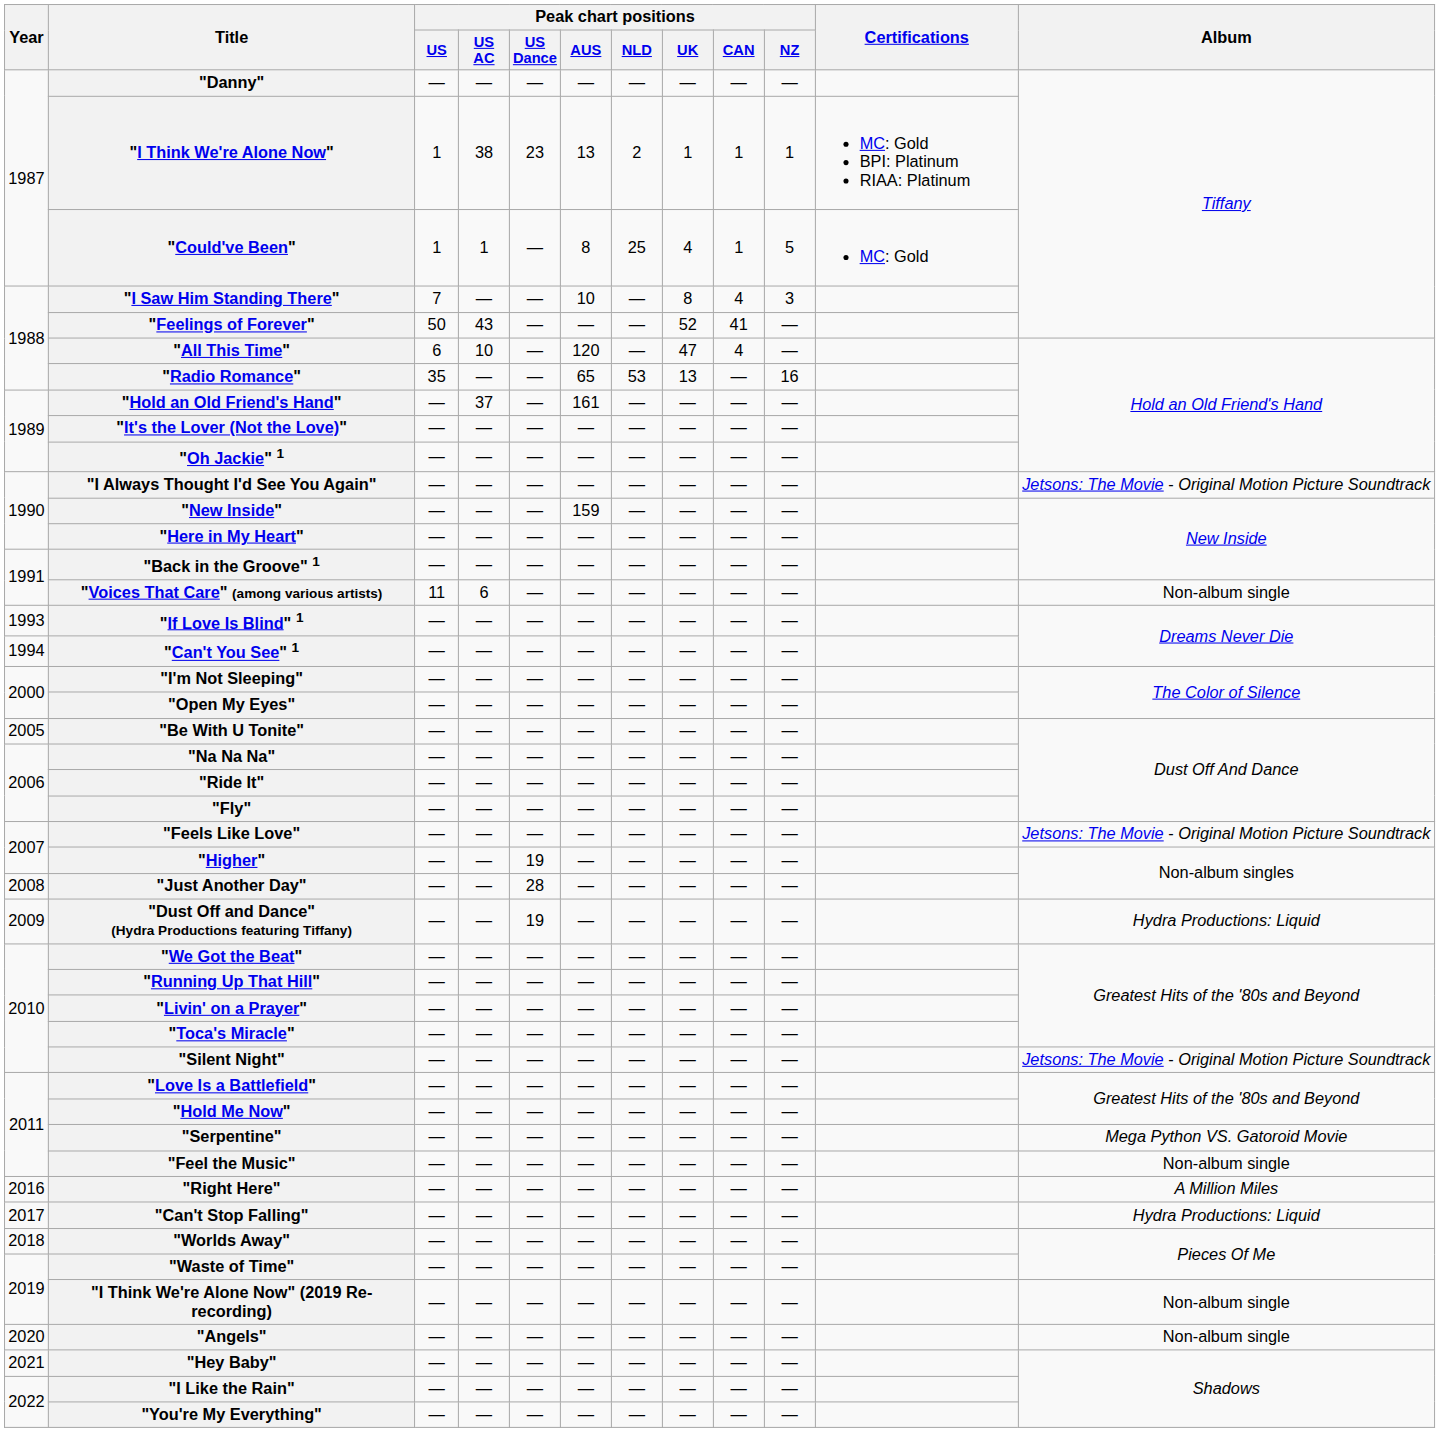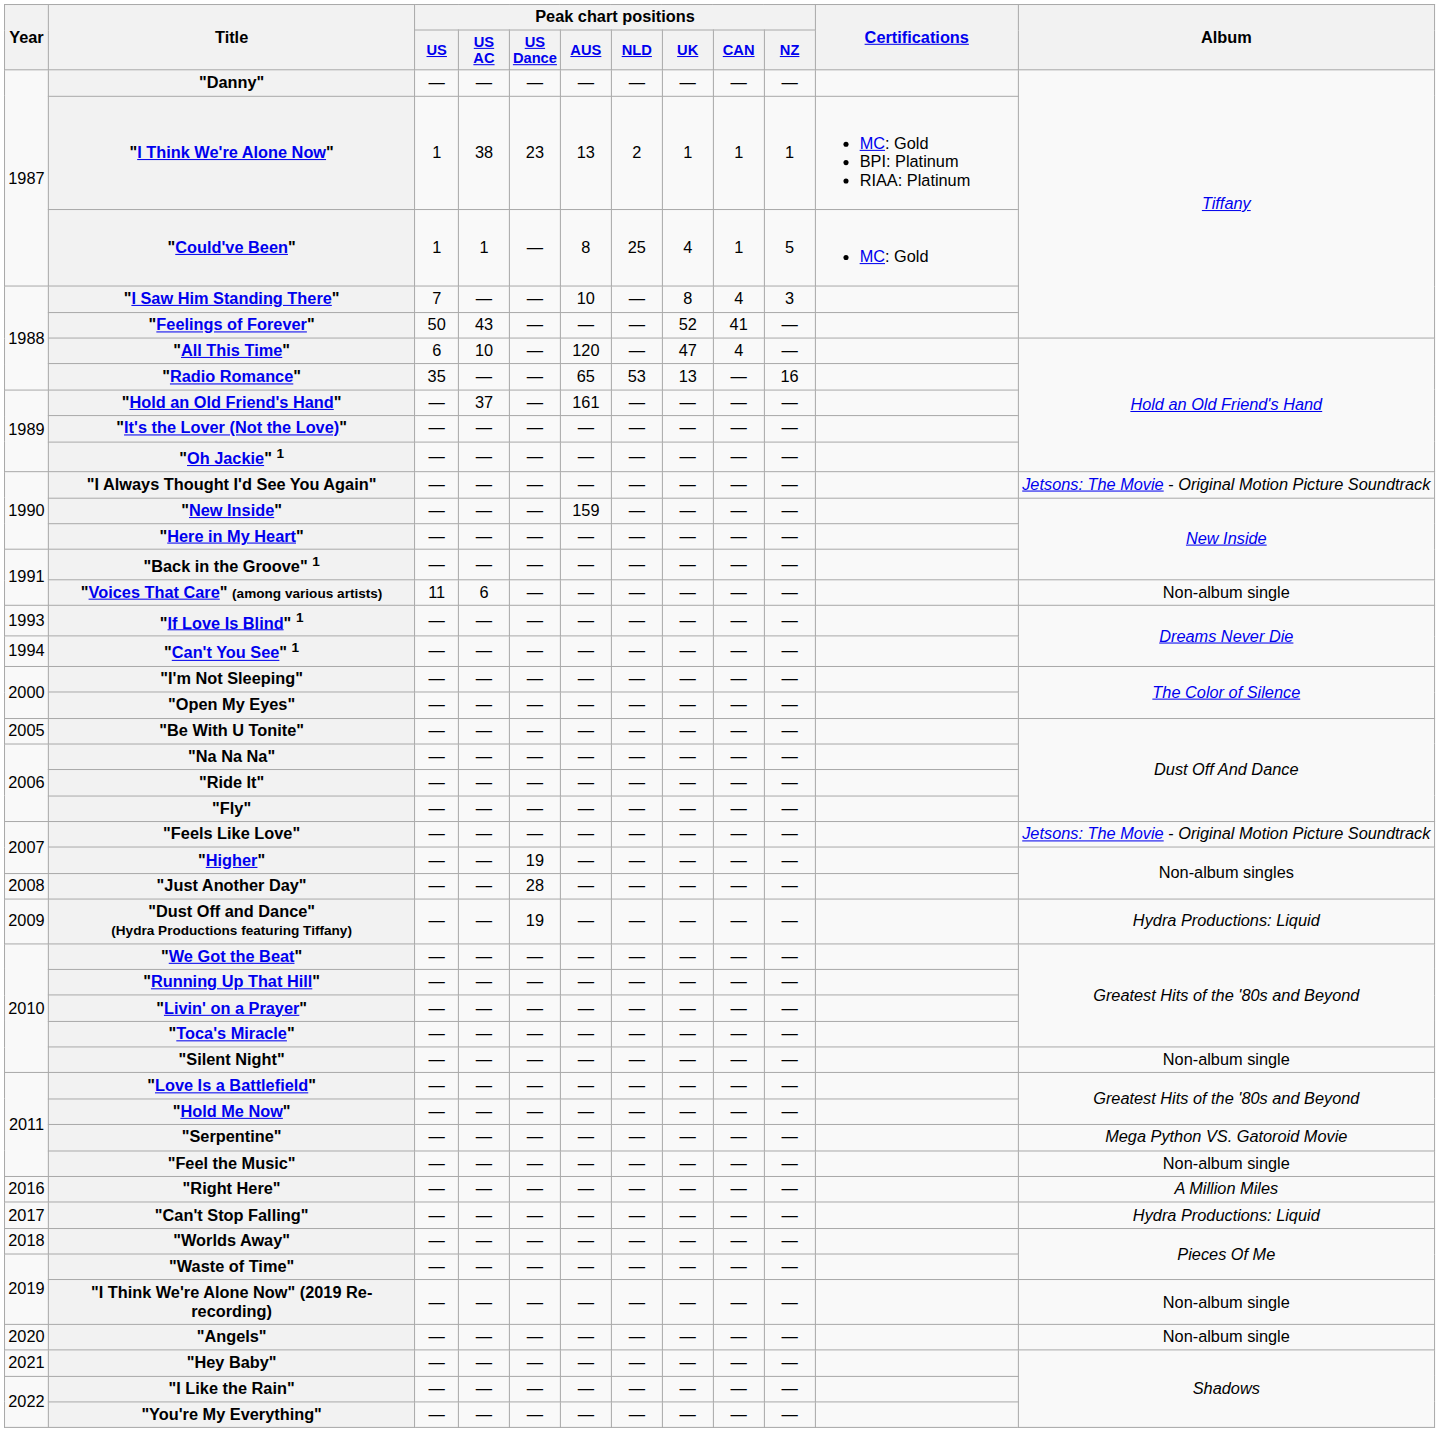(1226, 1059) Jetsons: The Movie - Original Motion Picture Soundtrack -> (1226, 1059) Non-album single
